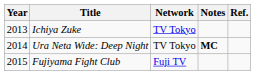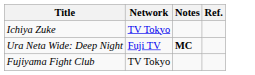- column: (17, 12)
(174, 45) TV Tokyo -> (144, 45) Fuji TV
(170, 62) Fuji TV -> (149, 62) TV Tokyo
